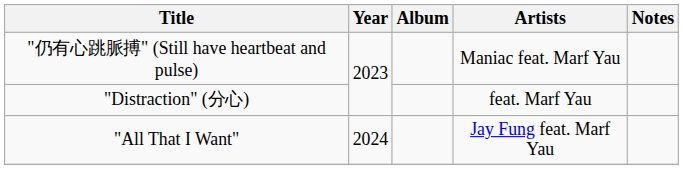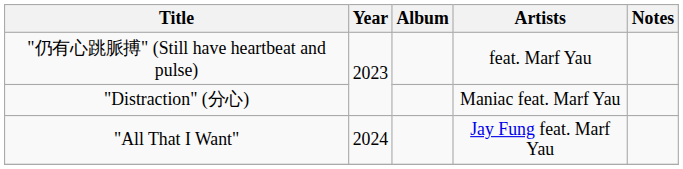(540, 58) Maniac feat. Marf Yau -> (540, 58) feat. Marf Yau
(540, 99) feat. Marf Yau -> (540, 99) Maniac feat. Marf Yau
